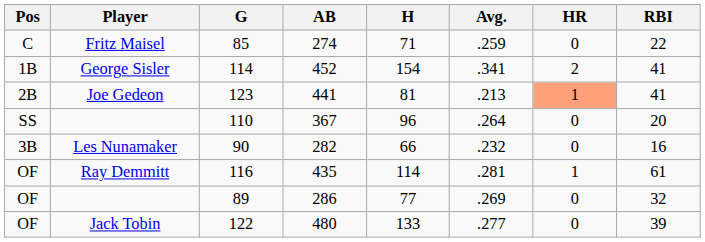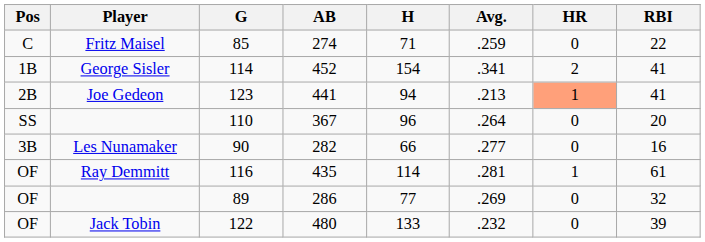(408, 95) 81 -> (408, 95) 94
(491, 146) .232 -> (491, 146) .277
(491, 224) .277 -> (491, 224) .232
